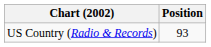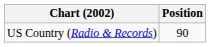(182, 32) 93 -> (182, 32) 90
